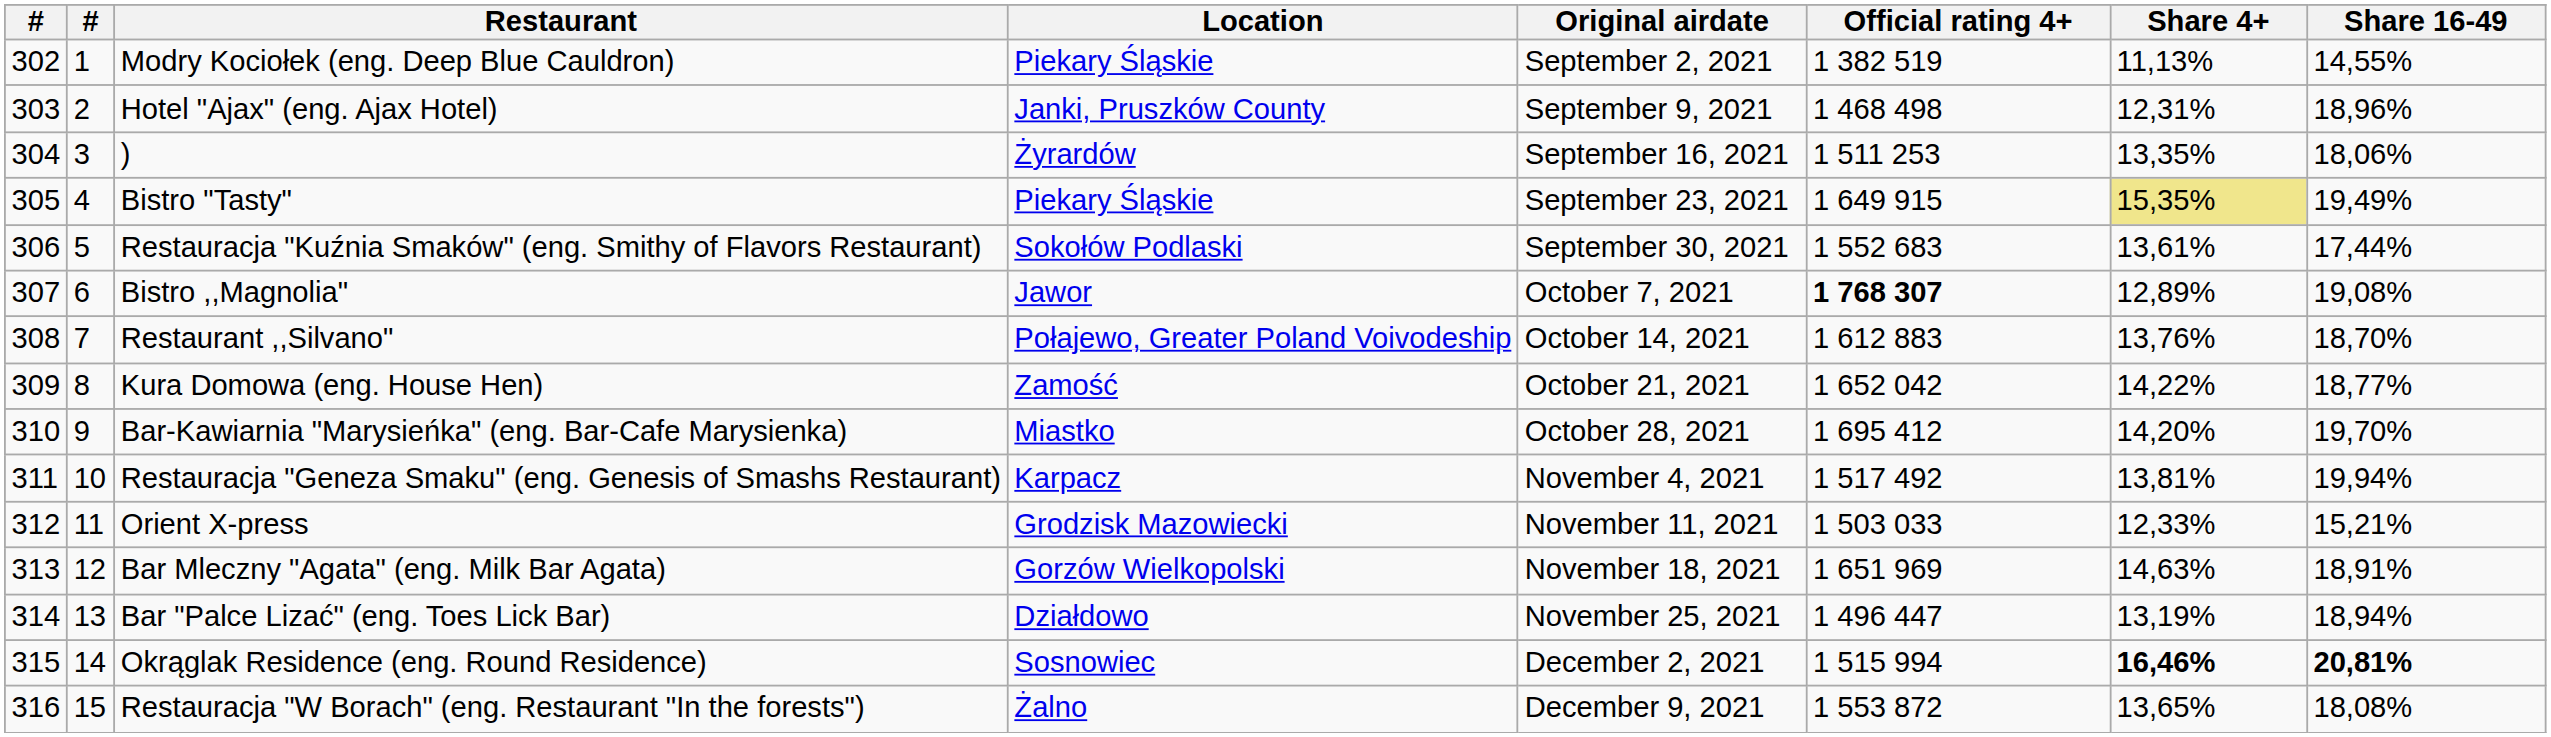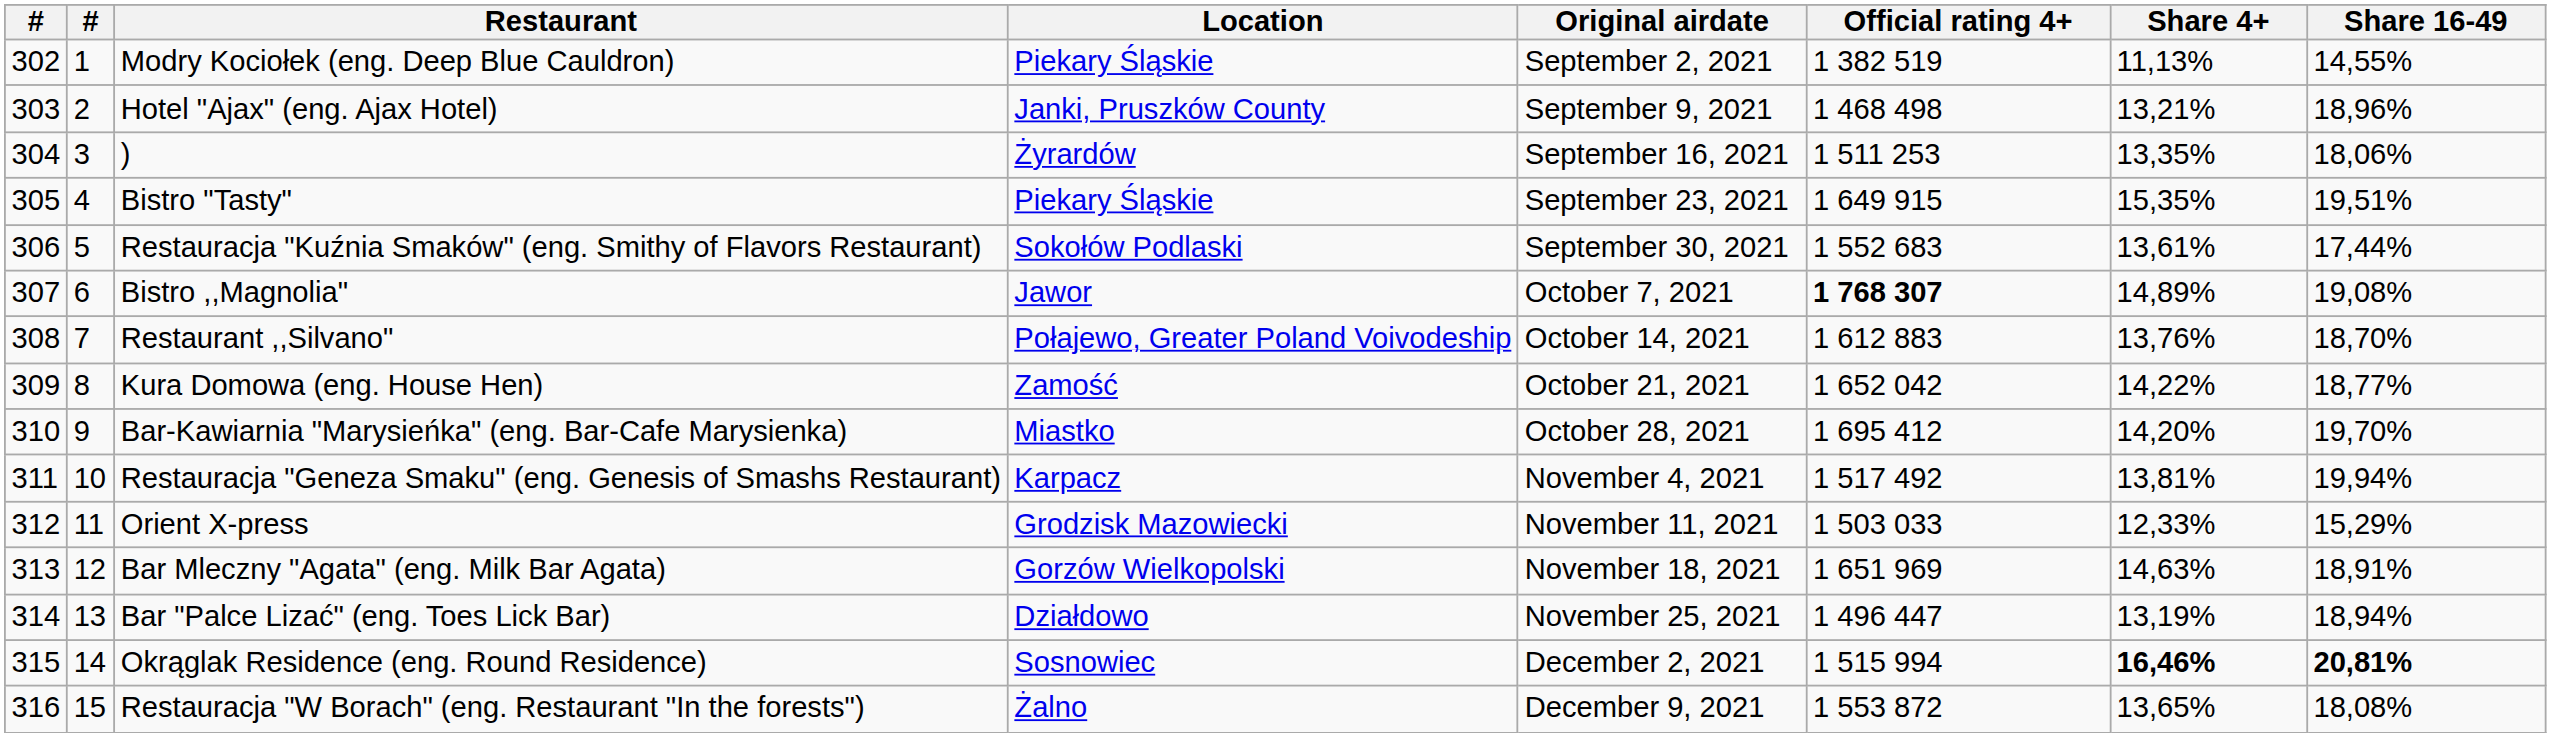(2166, 108) 12,31% -> (2166, 108) 13,21%
(2166, 200) khaki background -> (2166, 200) no background
(2363, 200) 19,49% -> (2363, 200) 19,51%
(2166, 293) 12,89% -> (2166, 293) 14,89%
(2363, 523) 15,21% -> (2363, 523) 15,29%
